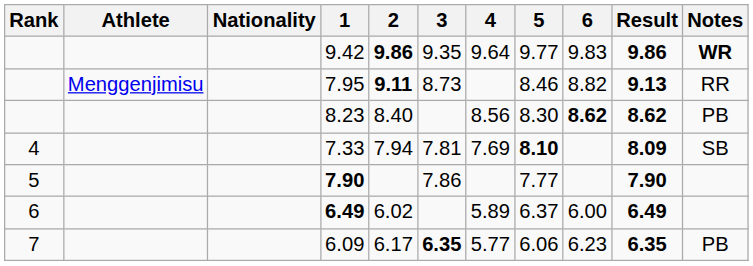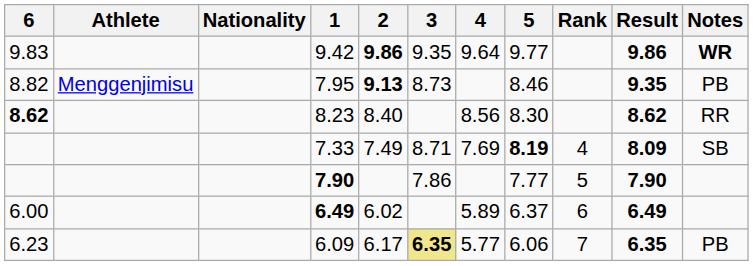columns swapped: (34, 20) <-> (587, 20)
(393, 84) 9.11 -> (383, 84) 9.13
(647, 84) 9.13 -> (647, 84) 9.35
(715, 84) RR -> (715, 84) PB
(715, 116) PB -> (715, 116) RR
(393, 148) 7.94 -> (383, 148) 7.49
(442, 148) 7.81 -> (432, 148) 8.71
(539, 148) 8.10 -> (529, 148) 8.19
(442, 244) no background -> (432, 244) khaki background
